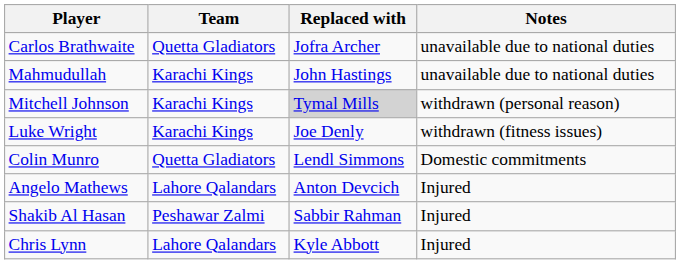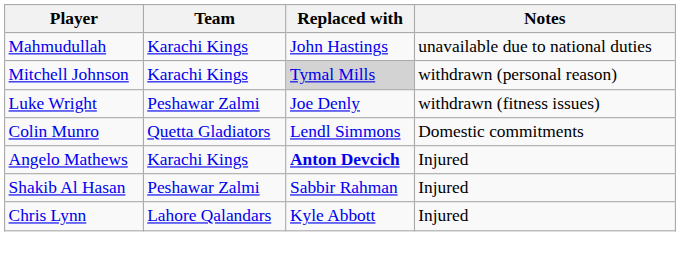- row: (72, 46)
(203, 130) Karachi Kings -> (203, 102) Peshawar Zalmi
(214, 187) Lahore Qalandars -> (198, 159) Karachi Kings
(346, 187) normal -> (345, 159) bold
